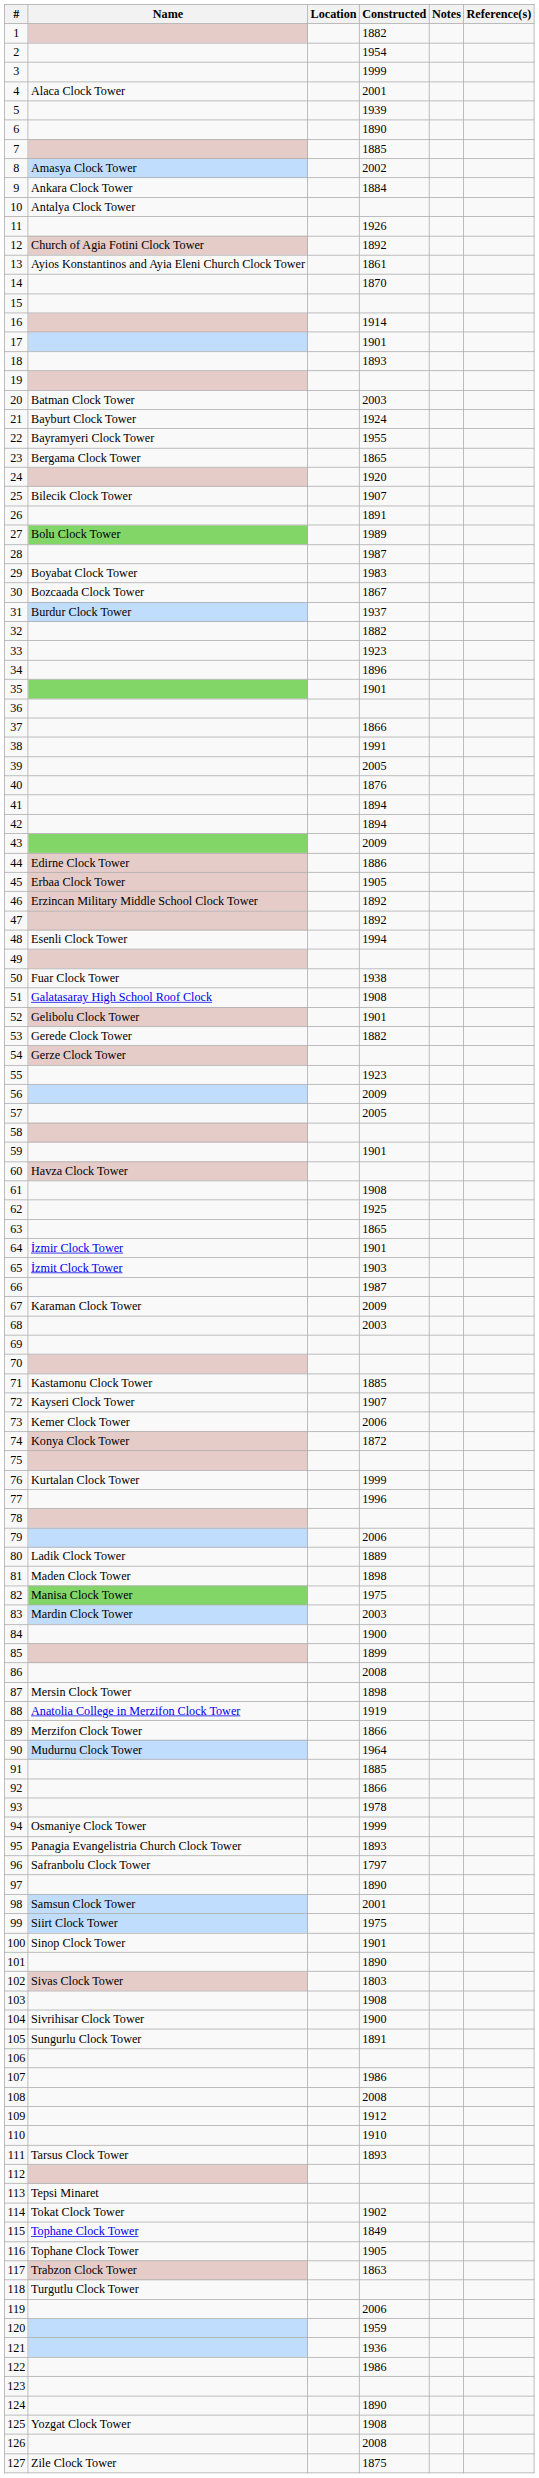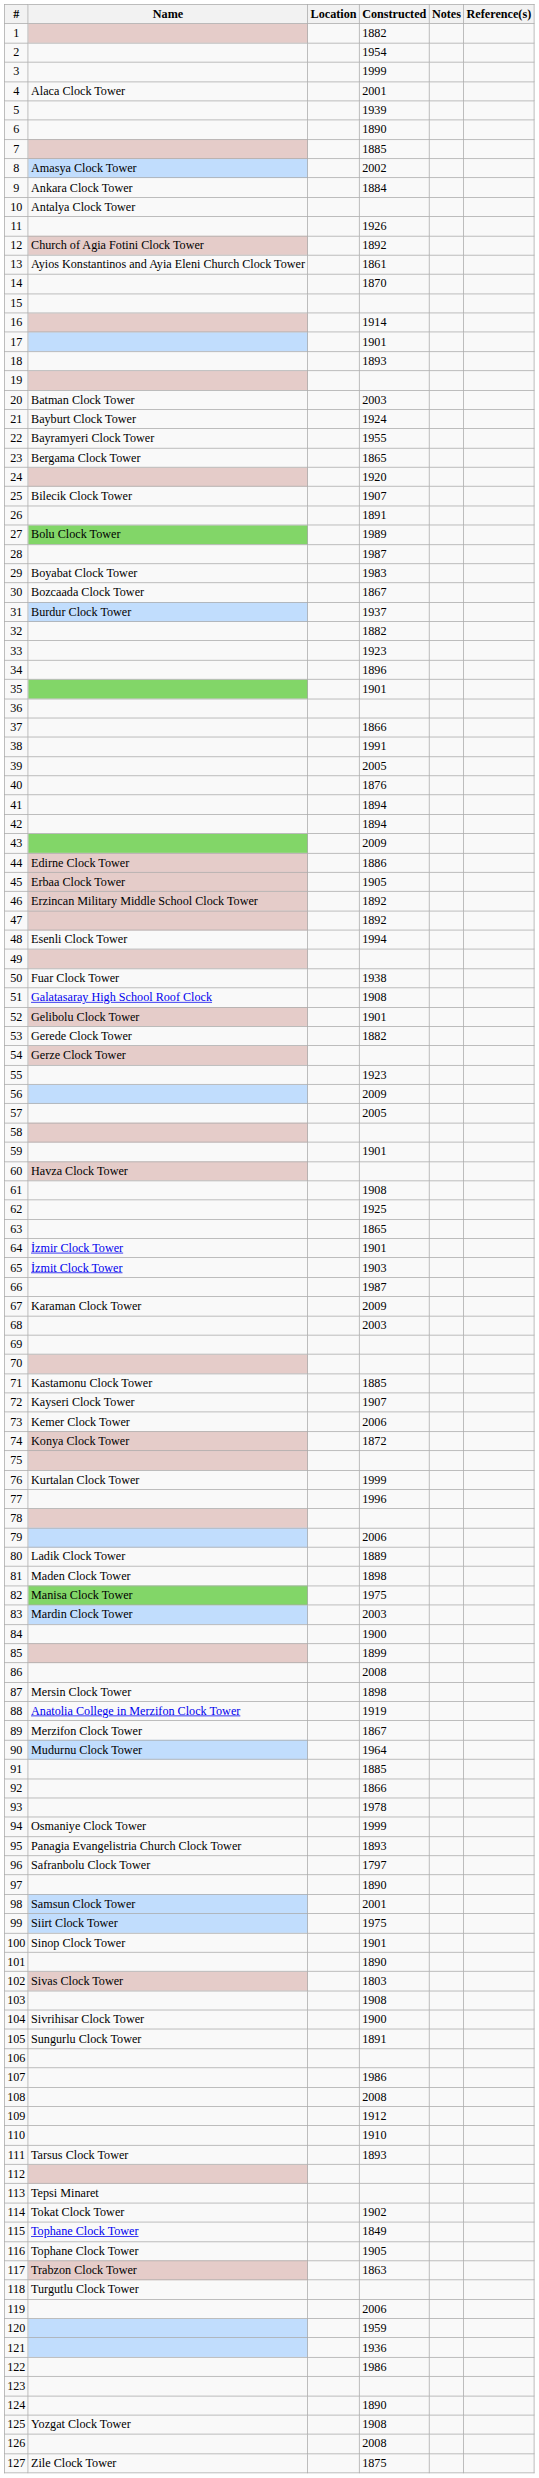(374, 1730) 1866 -> (374, 1730) 1867
